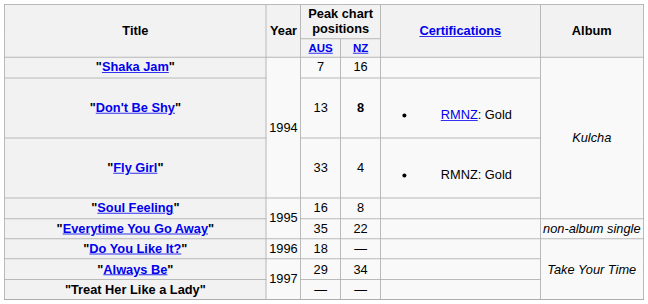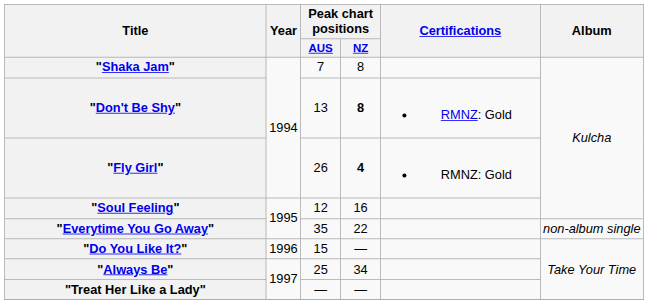(361, 67) 16 -> (361, 67) 8
(321, 168) 33 -> (321, 168) 26
(361, 168) normal -> (361, 168) bold
(321, 208) 16 -> (321, 208) 12
(361, 208) 8 -> (361, 208) 16
(321, 249) 18 -> (321, 249) 15
(321, 269) 29 -> (321, 269) 25
